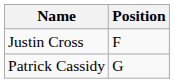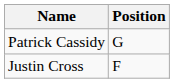rows swapped: (46, 41) <-> (57, 66)
